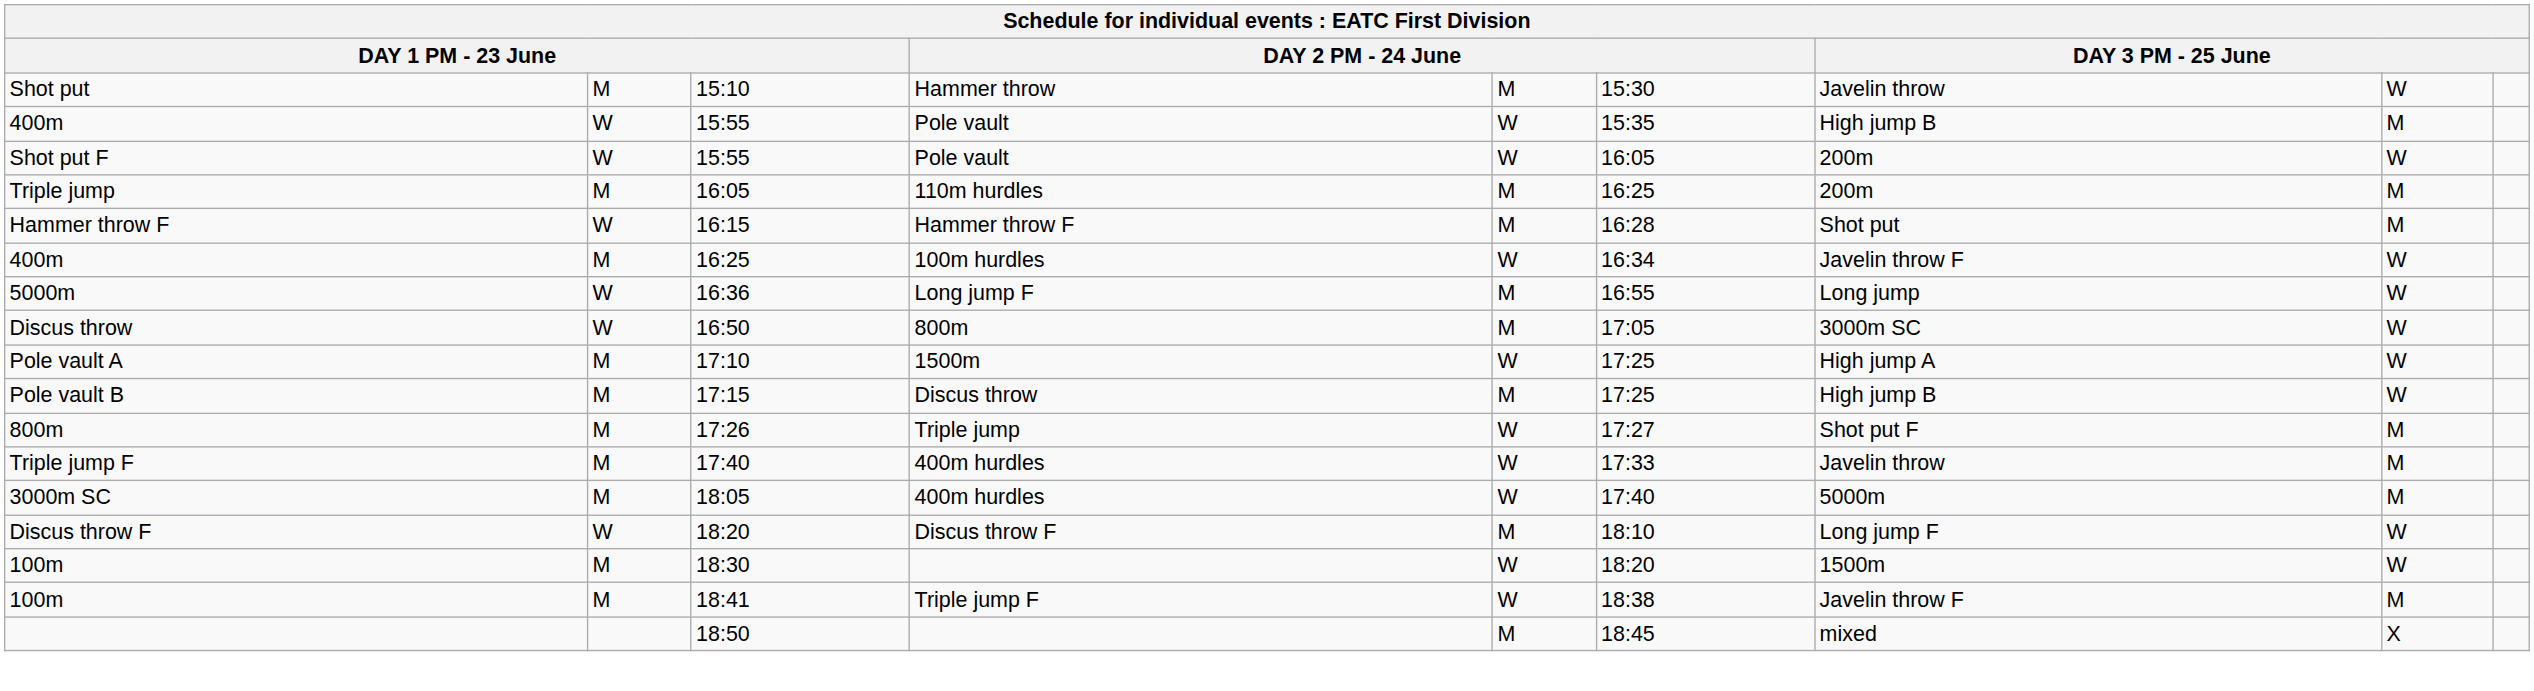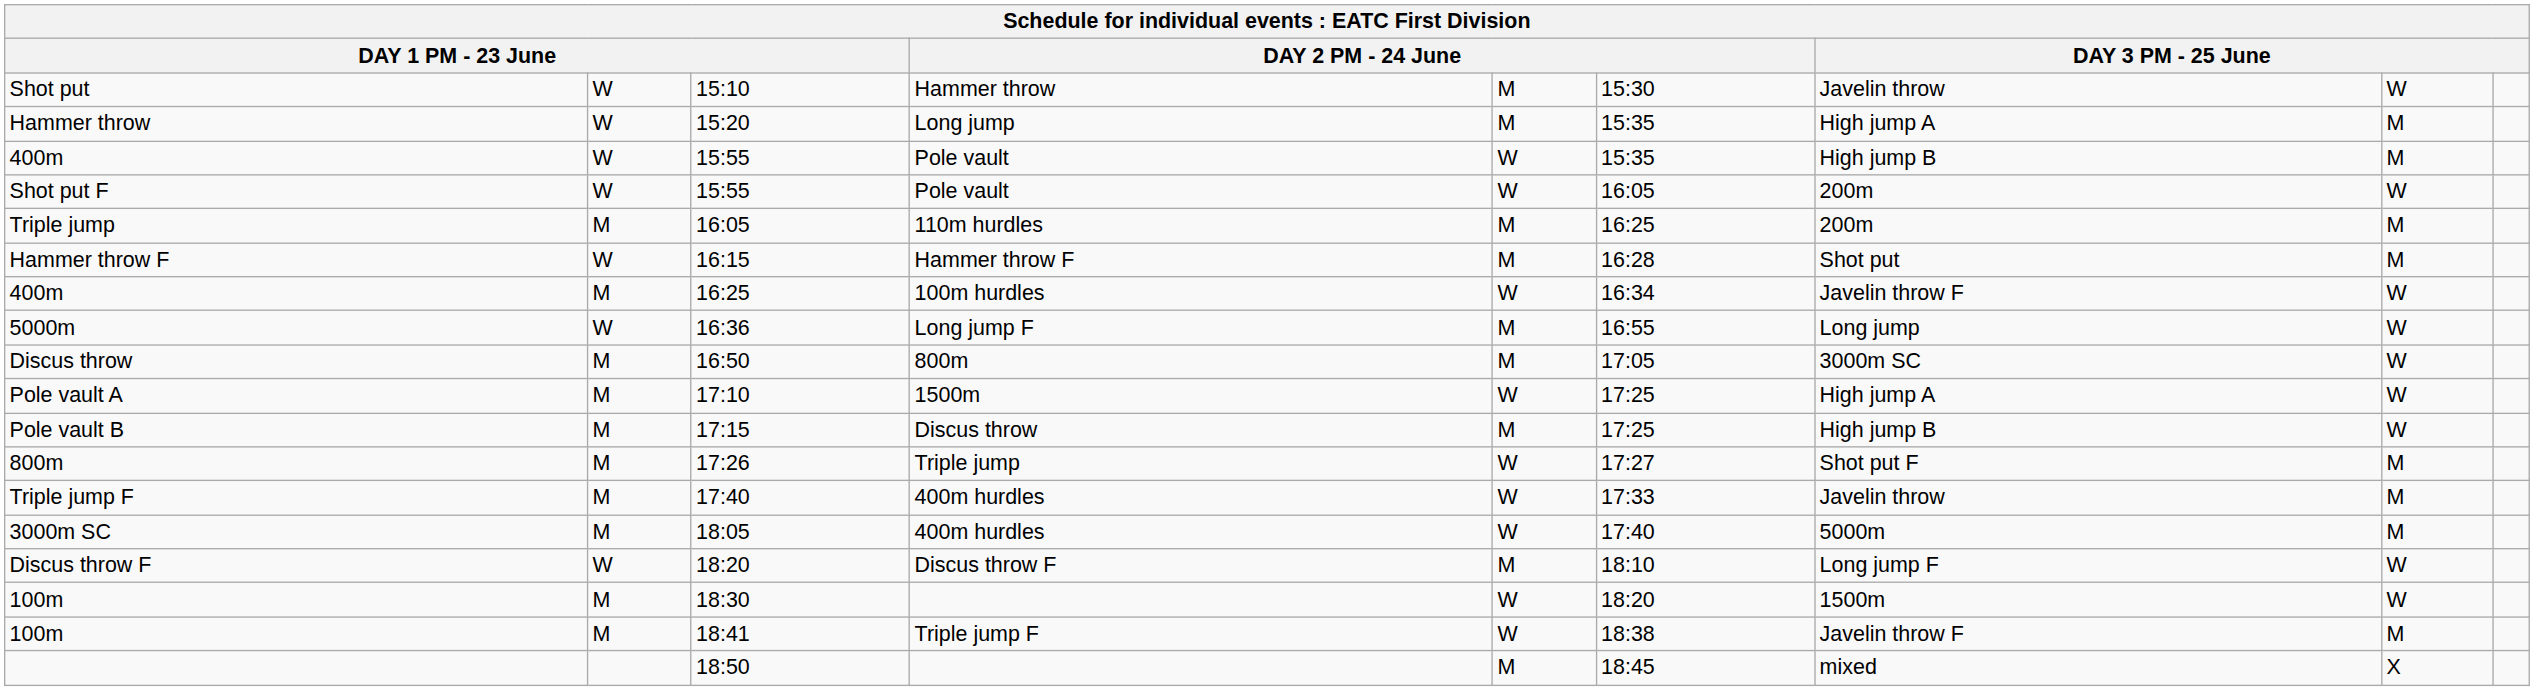(601, 89) M -> (603, 89) W
+ row: (80, 123)
(603, 327) W -> (601, 361) M
